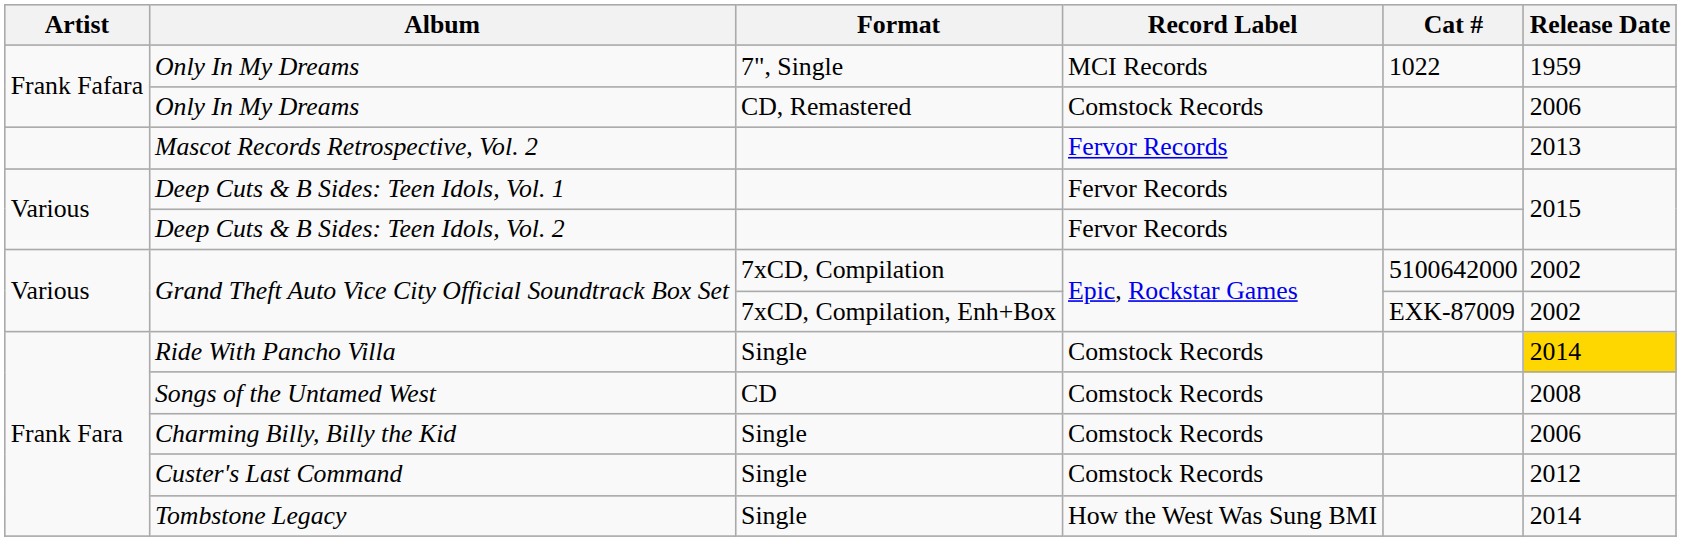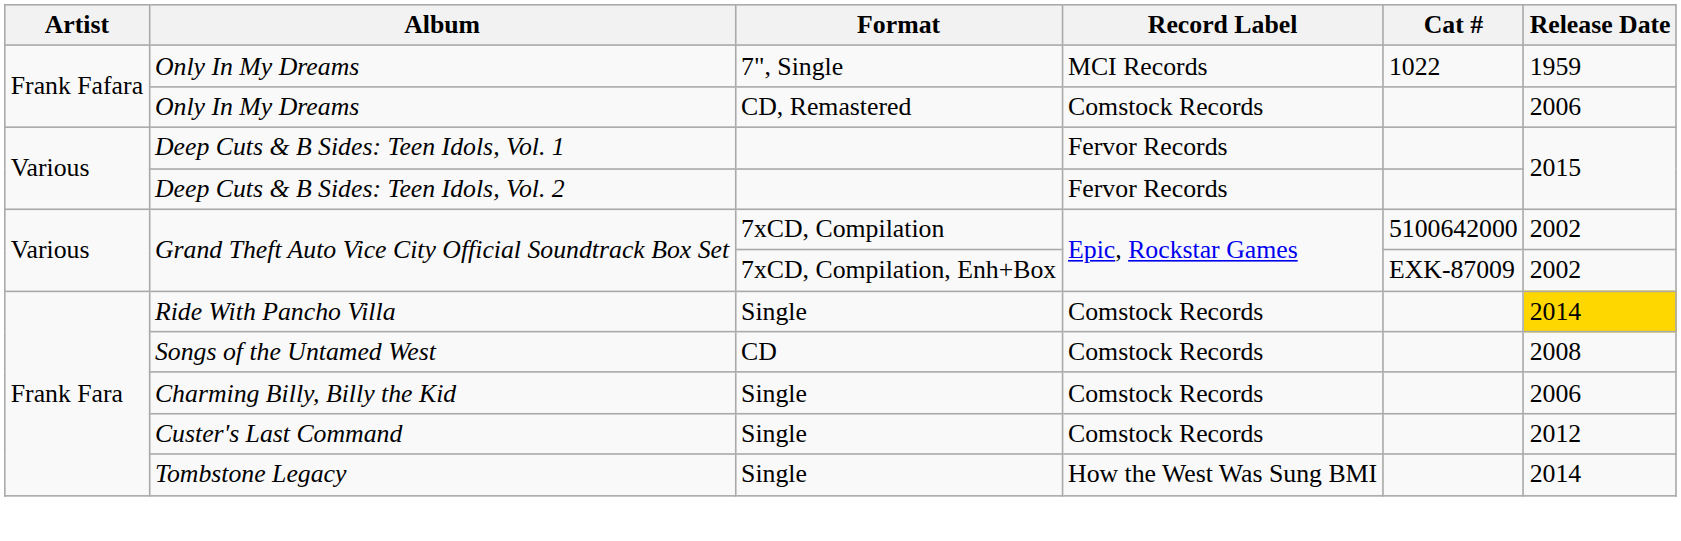- row: (346, 147)
